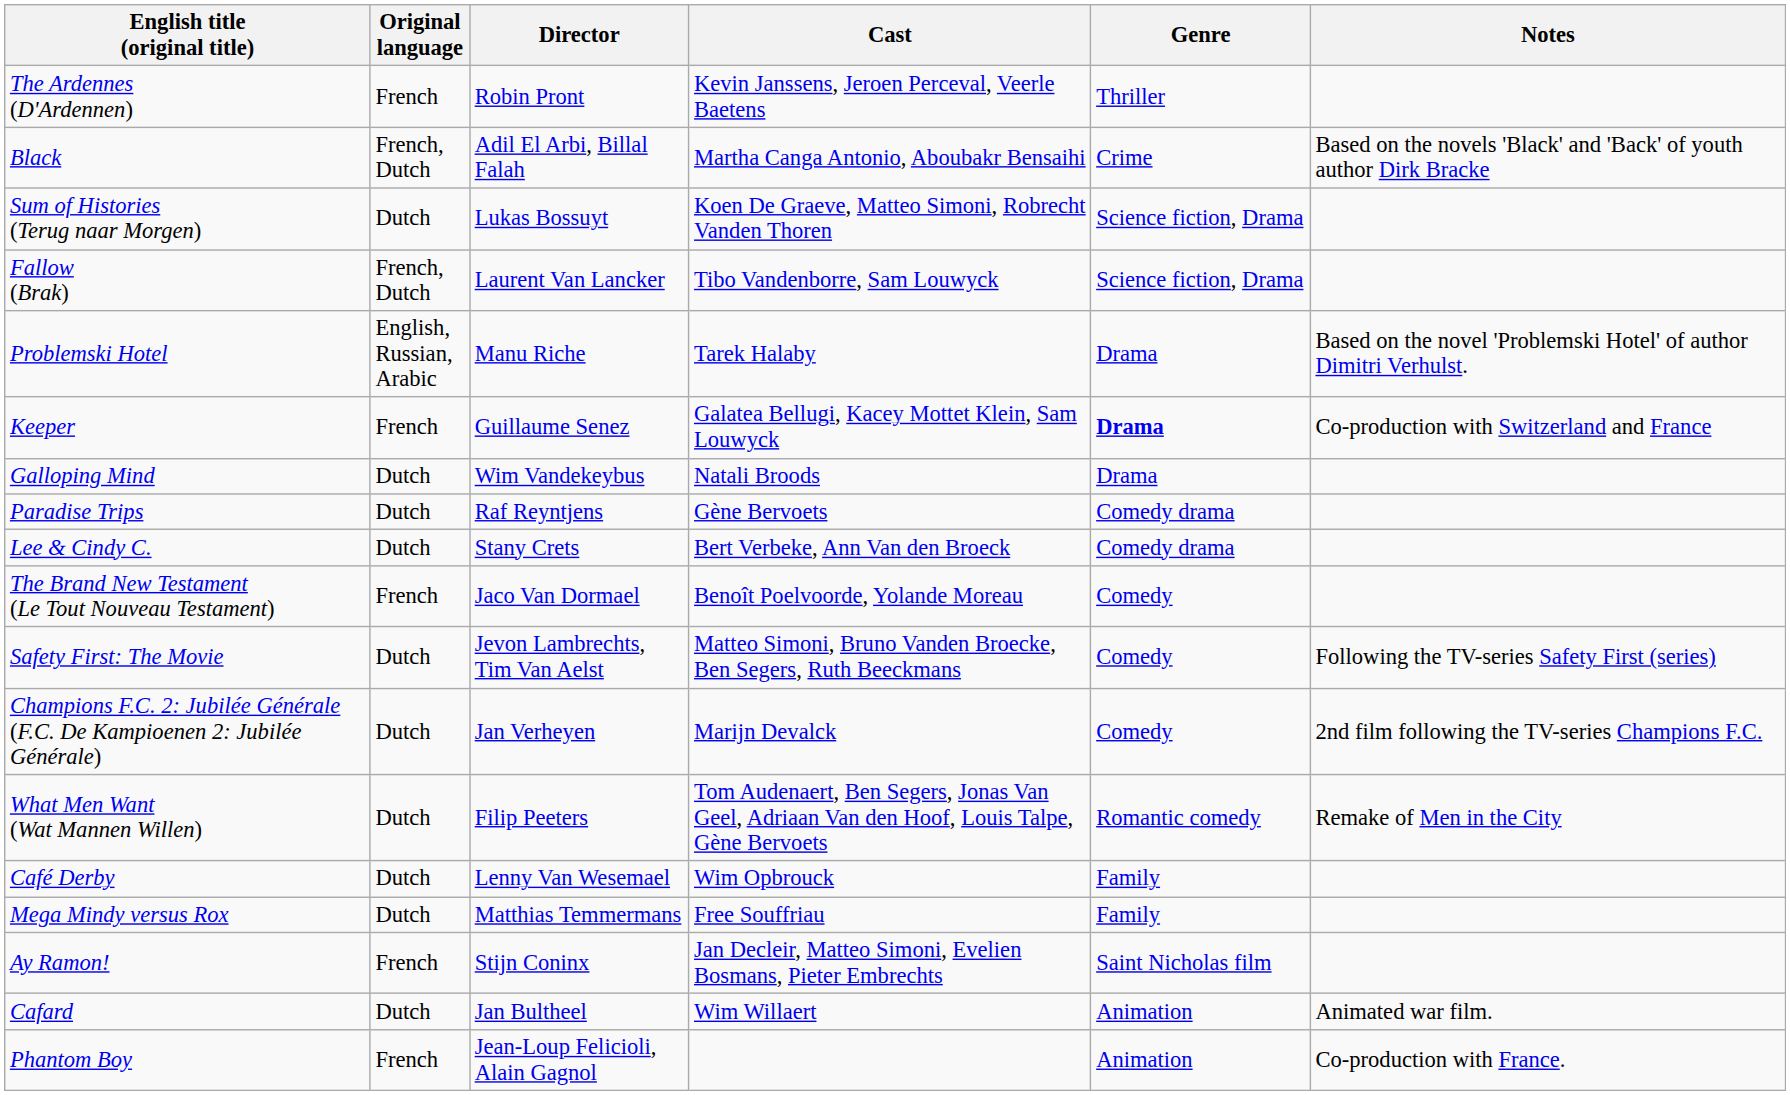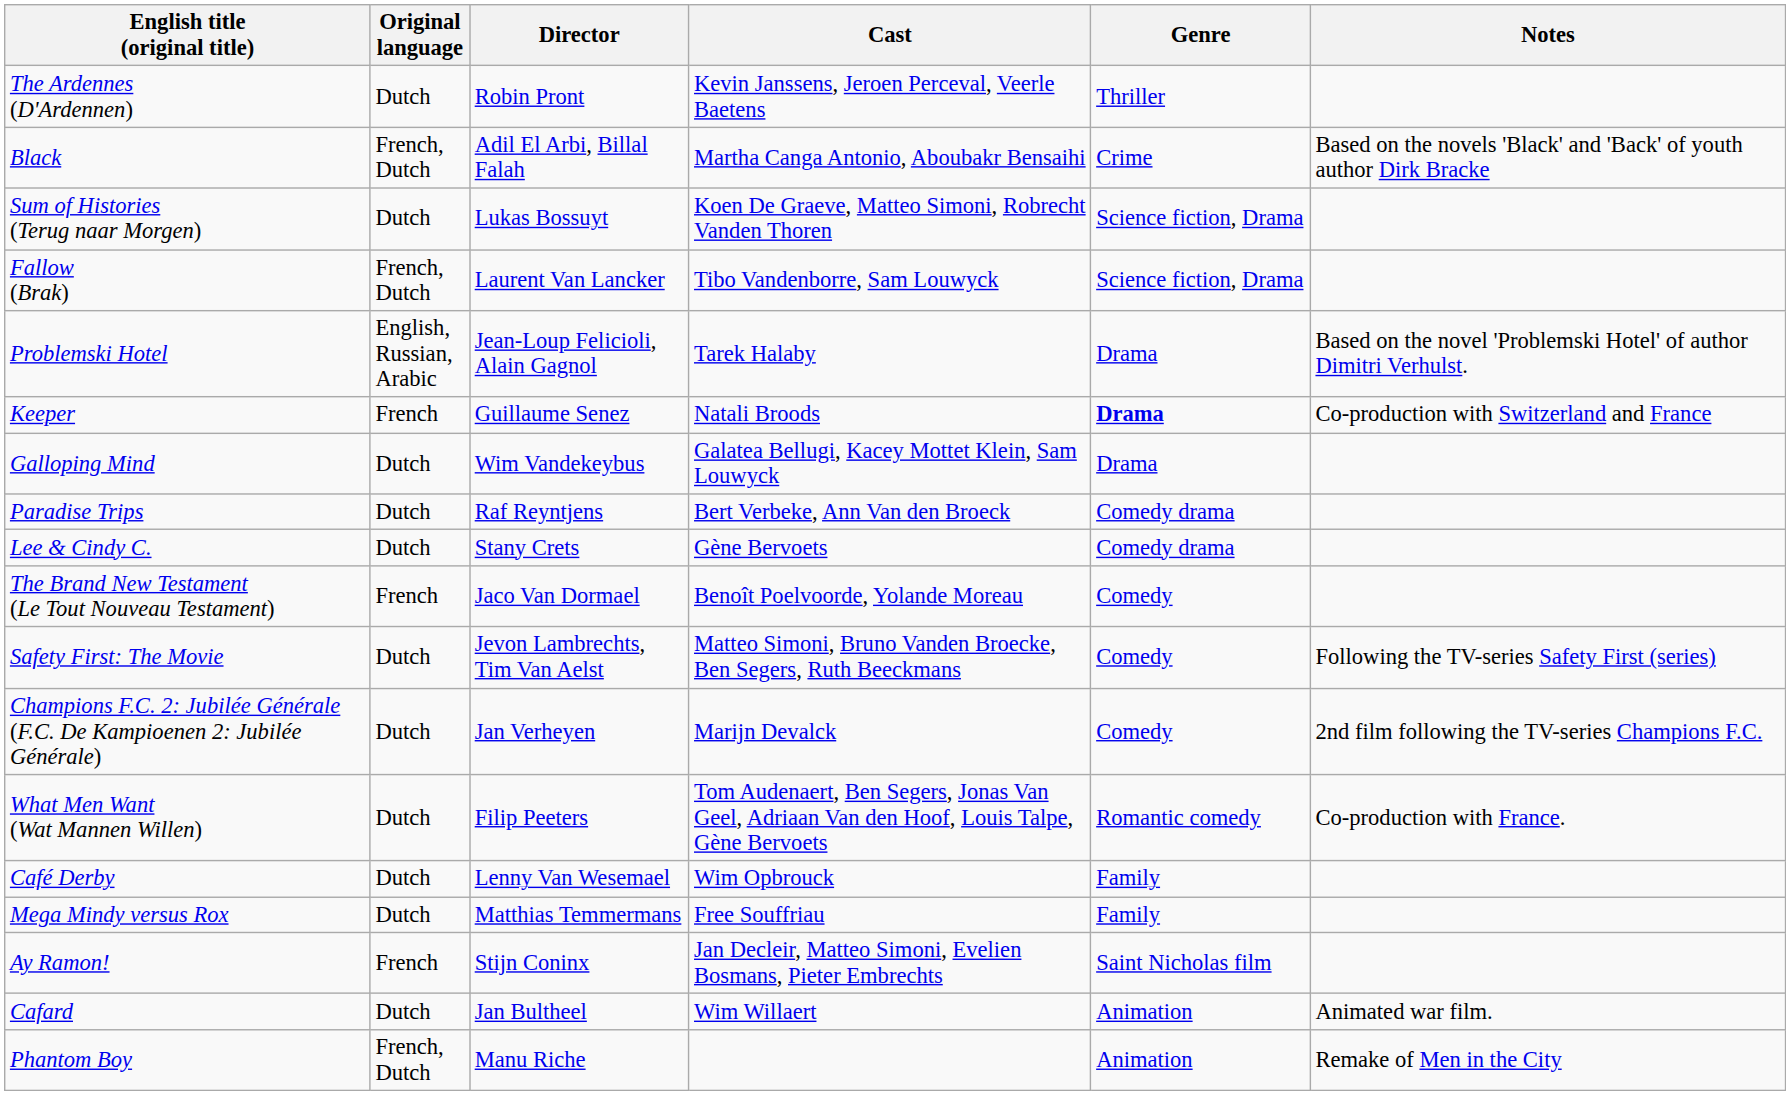(407, 96) French -> (403, 96) Dutch
(530, 353) Manu Riche -> (566, 353) Jean-Loup Felicioli, Alain Gagnol
(885, 427) Galatea Bellugi, Kacey Mottet Klein, Sam Louwyck -> (757, 414) Natali Broods
(757, 475) Natali Broods -> (885, 463) Galatea Bellugi, Kacey Mottet Klein, Sam Louwyck
(761, 511) Gène Bervoets -> (852, 511) Bert Verbeke, Ann Van den Broeck
(852, 547) Bert Verbeke, Ann Van den Broeck -> (761, 547) Gène Bervoets
(1439, 817) Remake of Men in the City -> (1440, 817) Co-production with France.
(407, 1059) French -> (410, 1059) French, Dutch
(566, 1059) Jean-Loup Felicioli, Alain Gagnol -> (530, 1059) Manu Riche
(1440, 1059) Co-production with France. -> (1439, 1059) Remake of Men in the City
